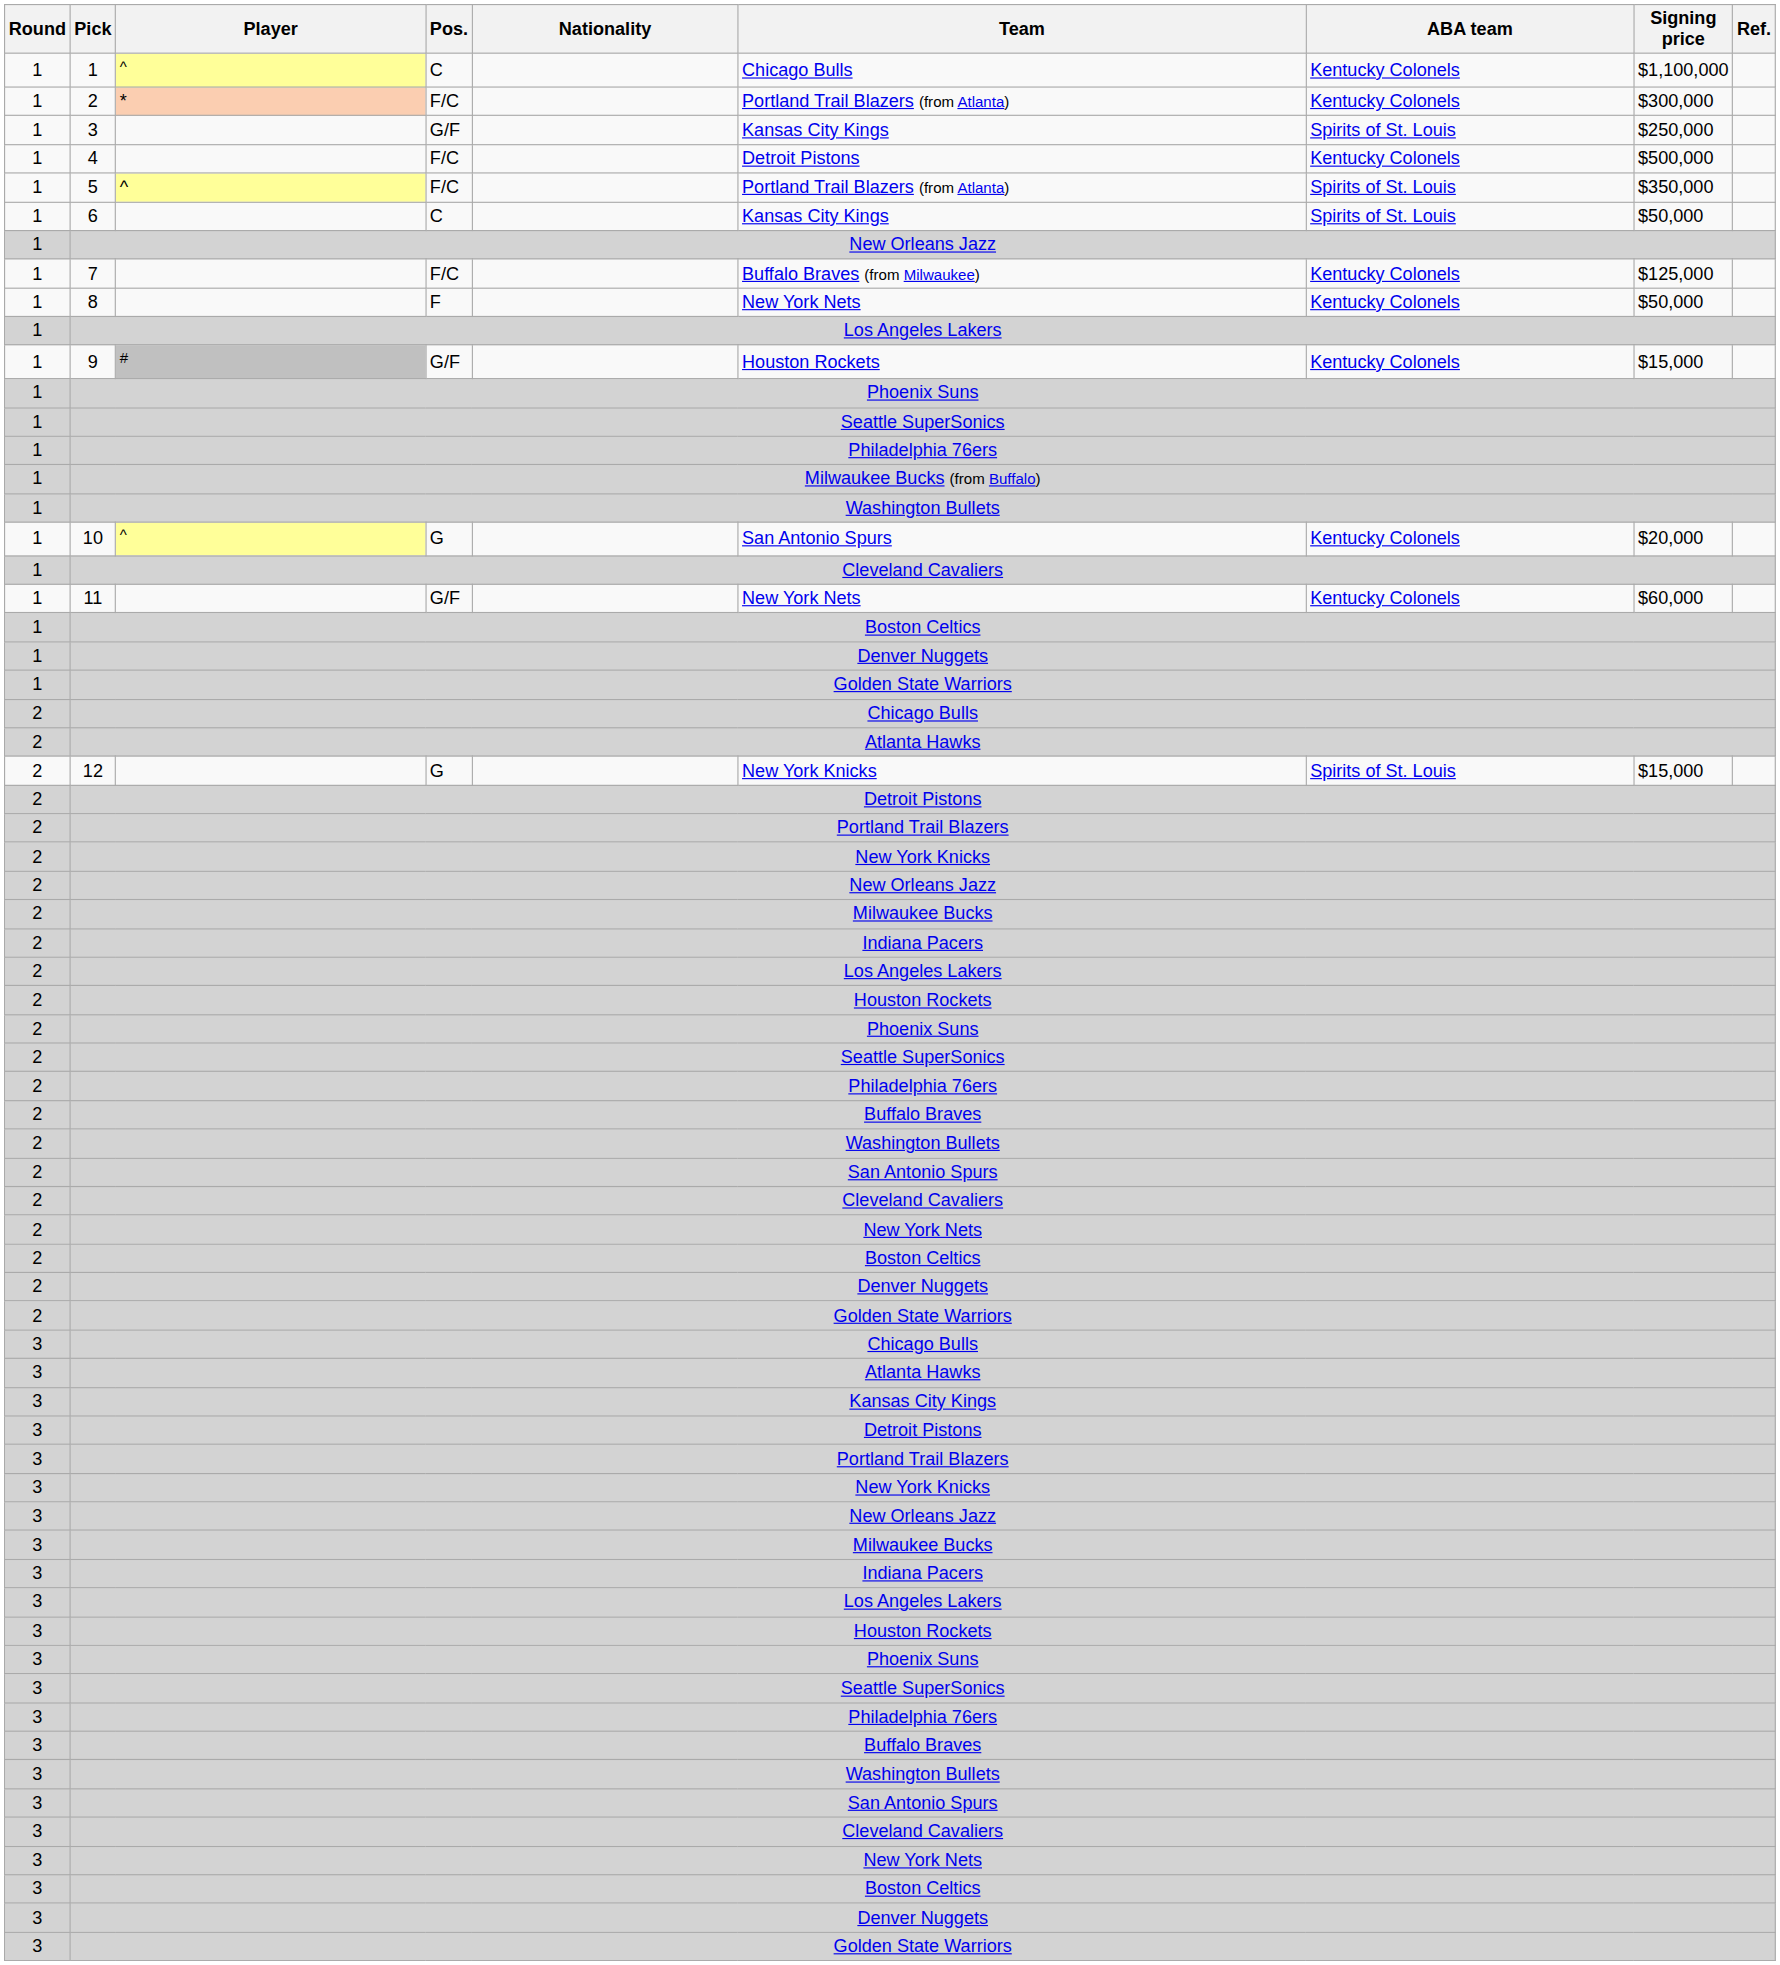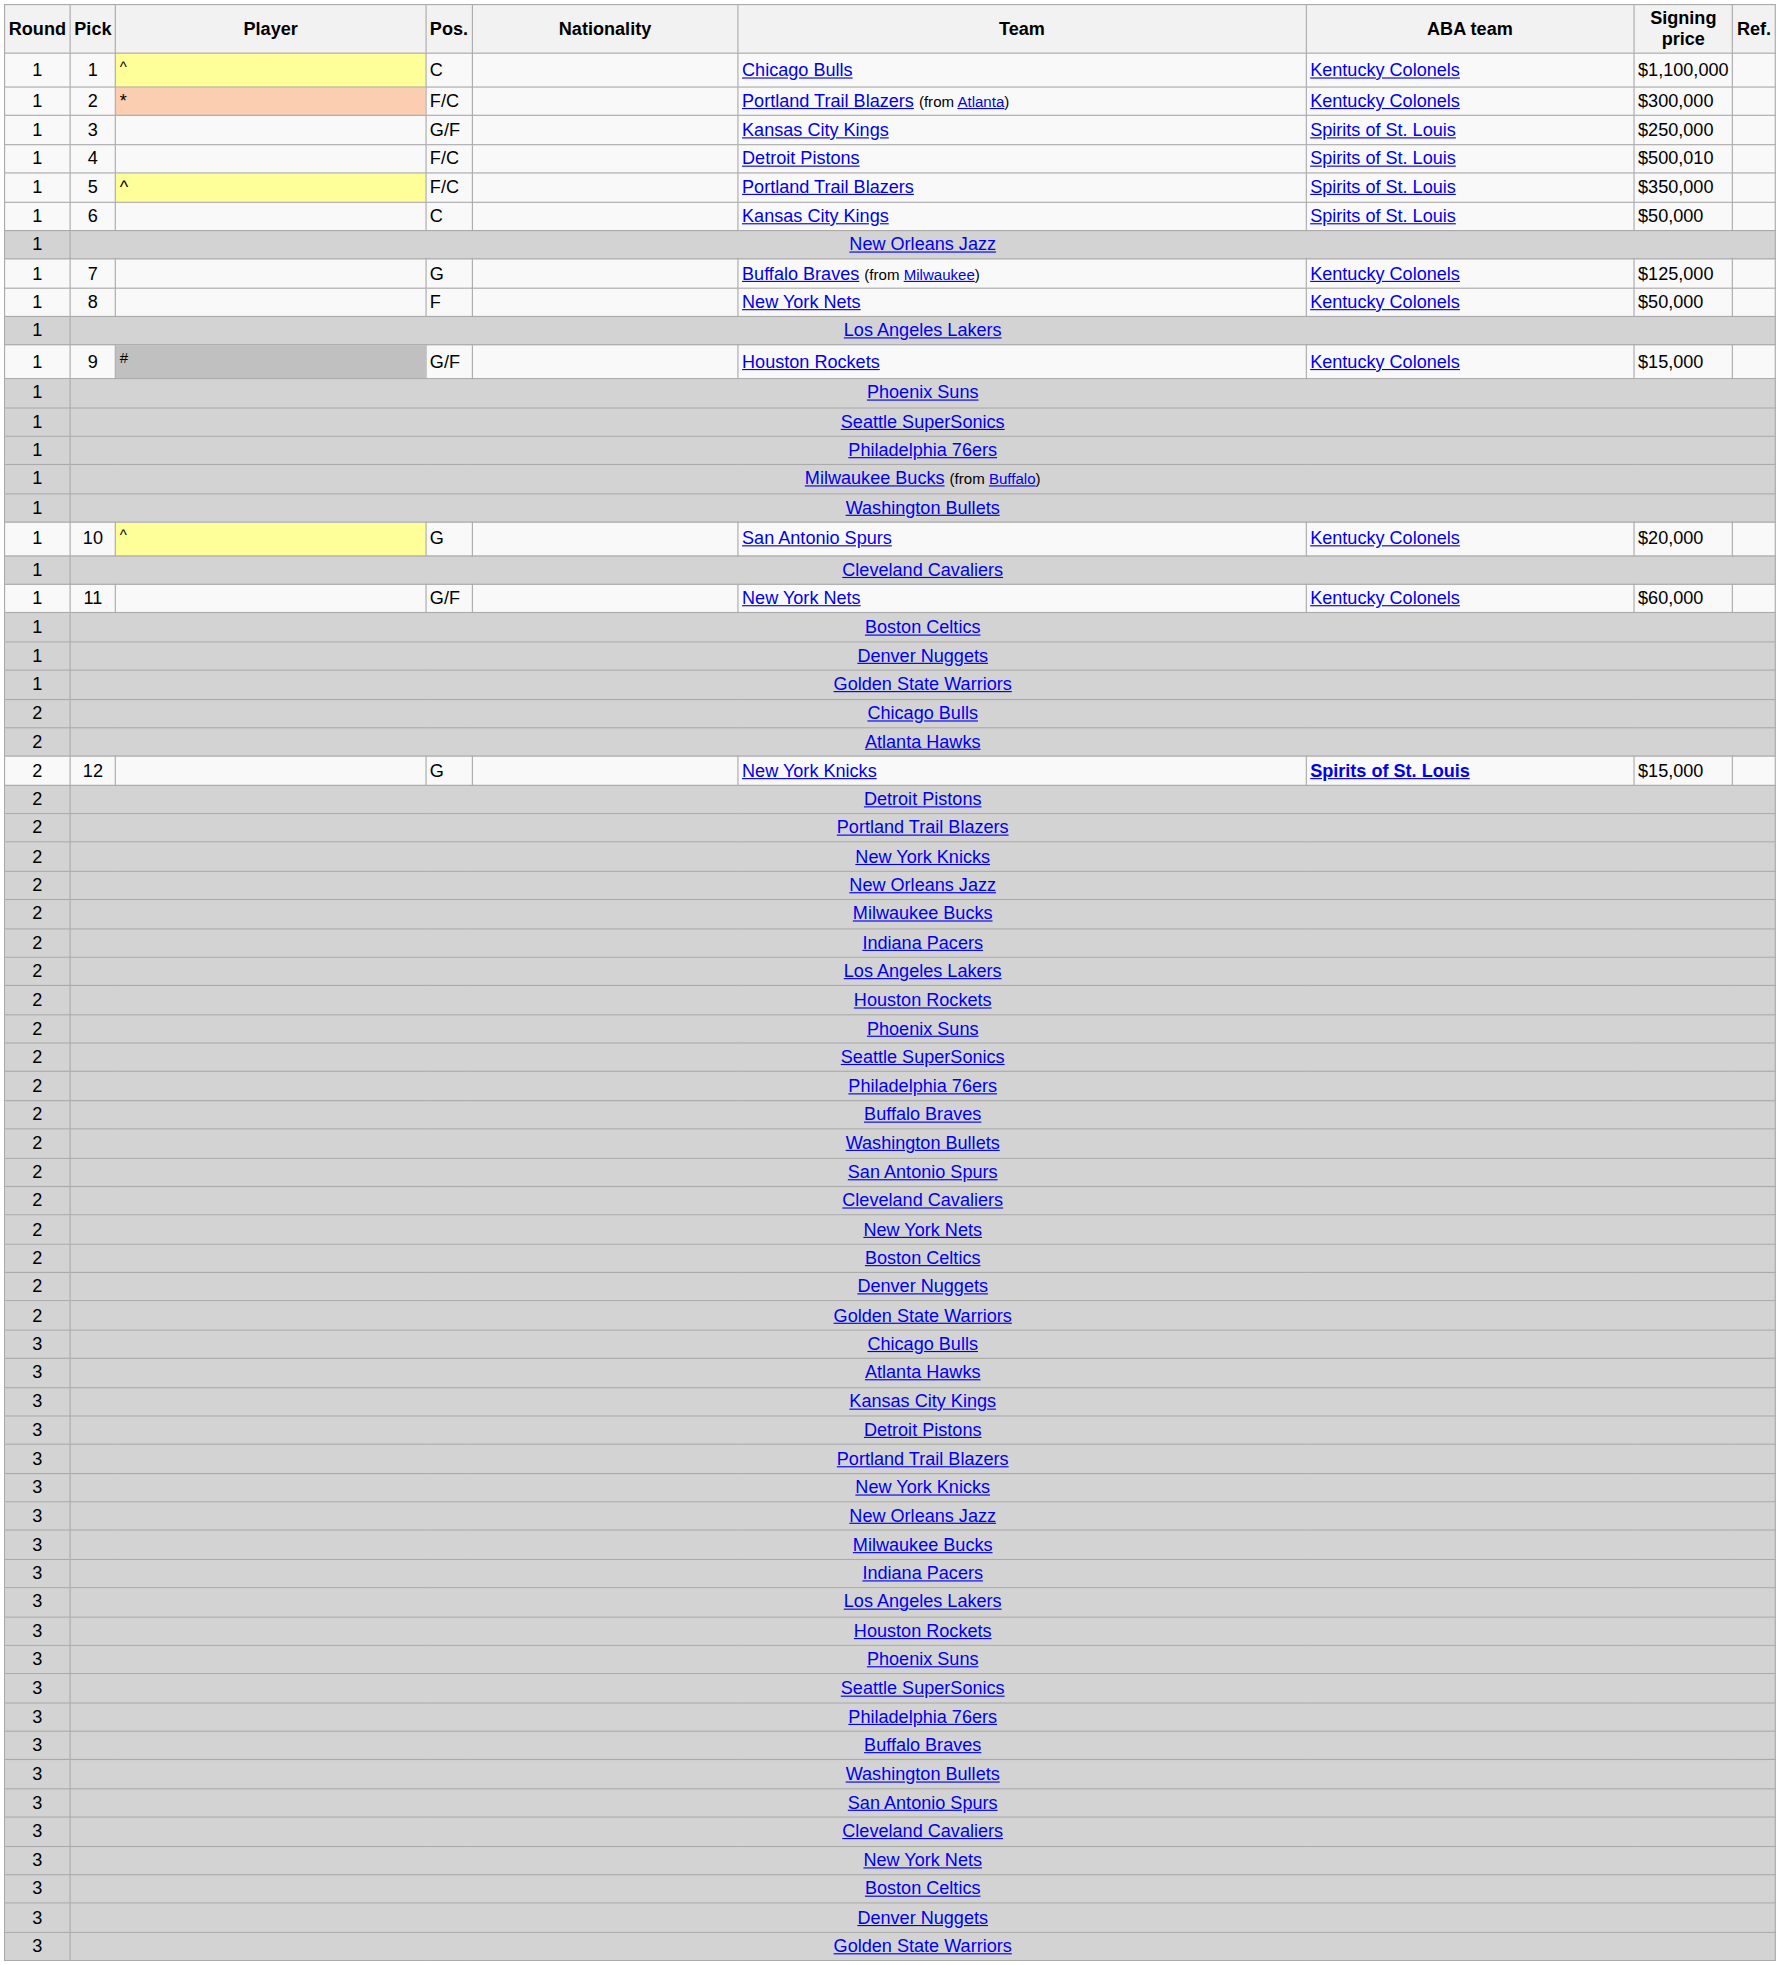(1385, 158) Kentucky Colonels -> (1383, 158) Spirits of St. Louis
(1676, 158) $500,000 -> (1676, 158) $500,010
(876, 187) Portland Trail Blazers (from Atlanta) -> (828, 187) Portland Trail Blazers
(444, 273) F/C -> (437, 273) G
(1383, 770) normal -> (1390, 770) bold
